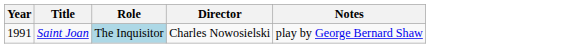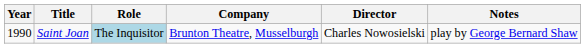+ column: (244, 14)
(19, 33) 1991 -> (19, 33) 1990
